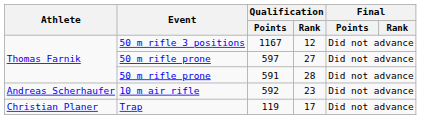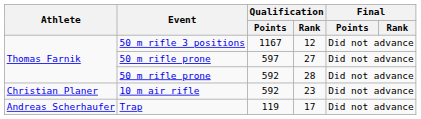(270, 75) 591 -> (270, 75) 592
(61, 91) Andreas Scherhaufer -> (52, 91) Christian Planer
(52, 107) Christian Planer -> (61, 107) Andreas Scherhaufer
